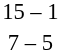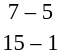rows swapped: (30, 11) <-> (30, 42)
